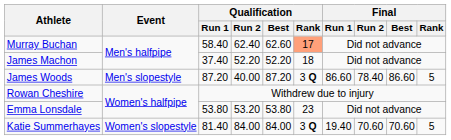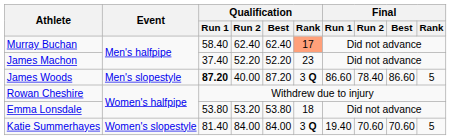(278, 45) 62.60 -> (278, 45) 62.40
(308, 61) 18 -> (308, 61) 23
(215, 78) normal -> (215, 78) bold
(308, 110) 23 -> (308, 110) 18
